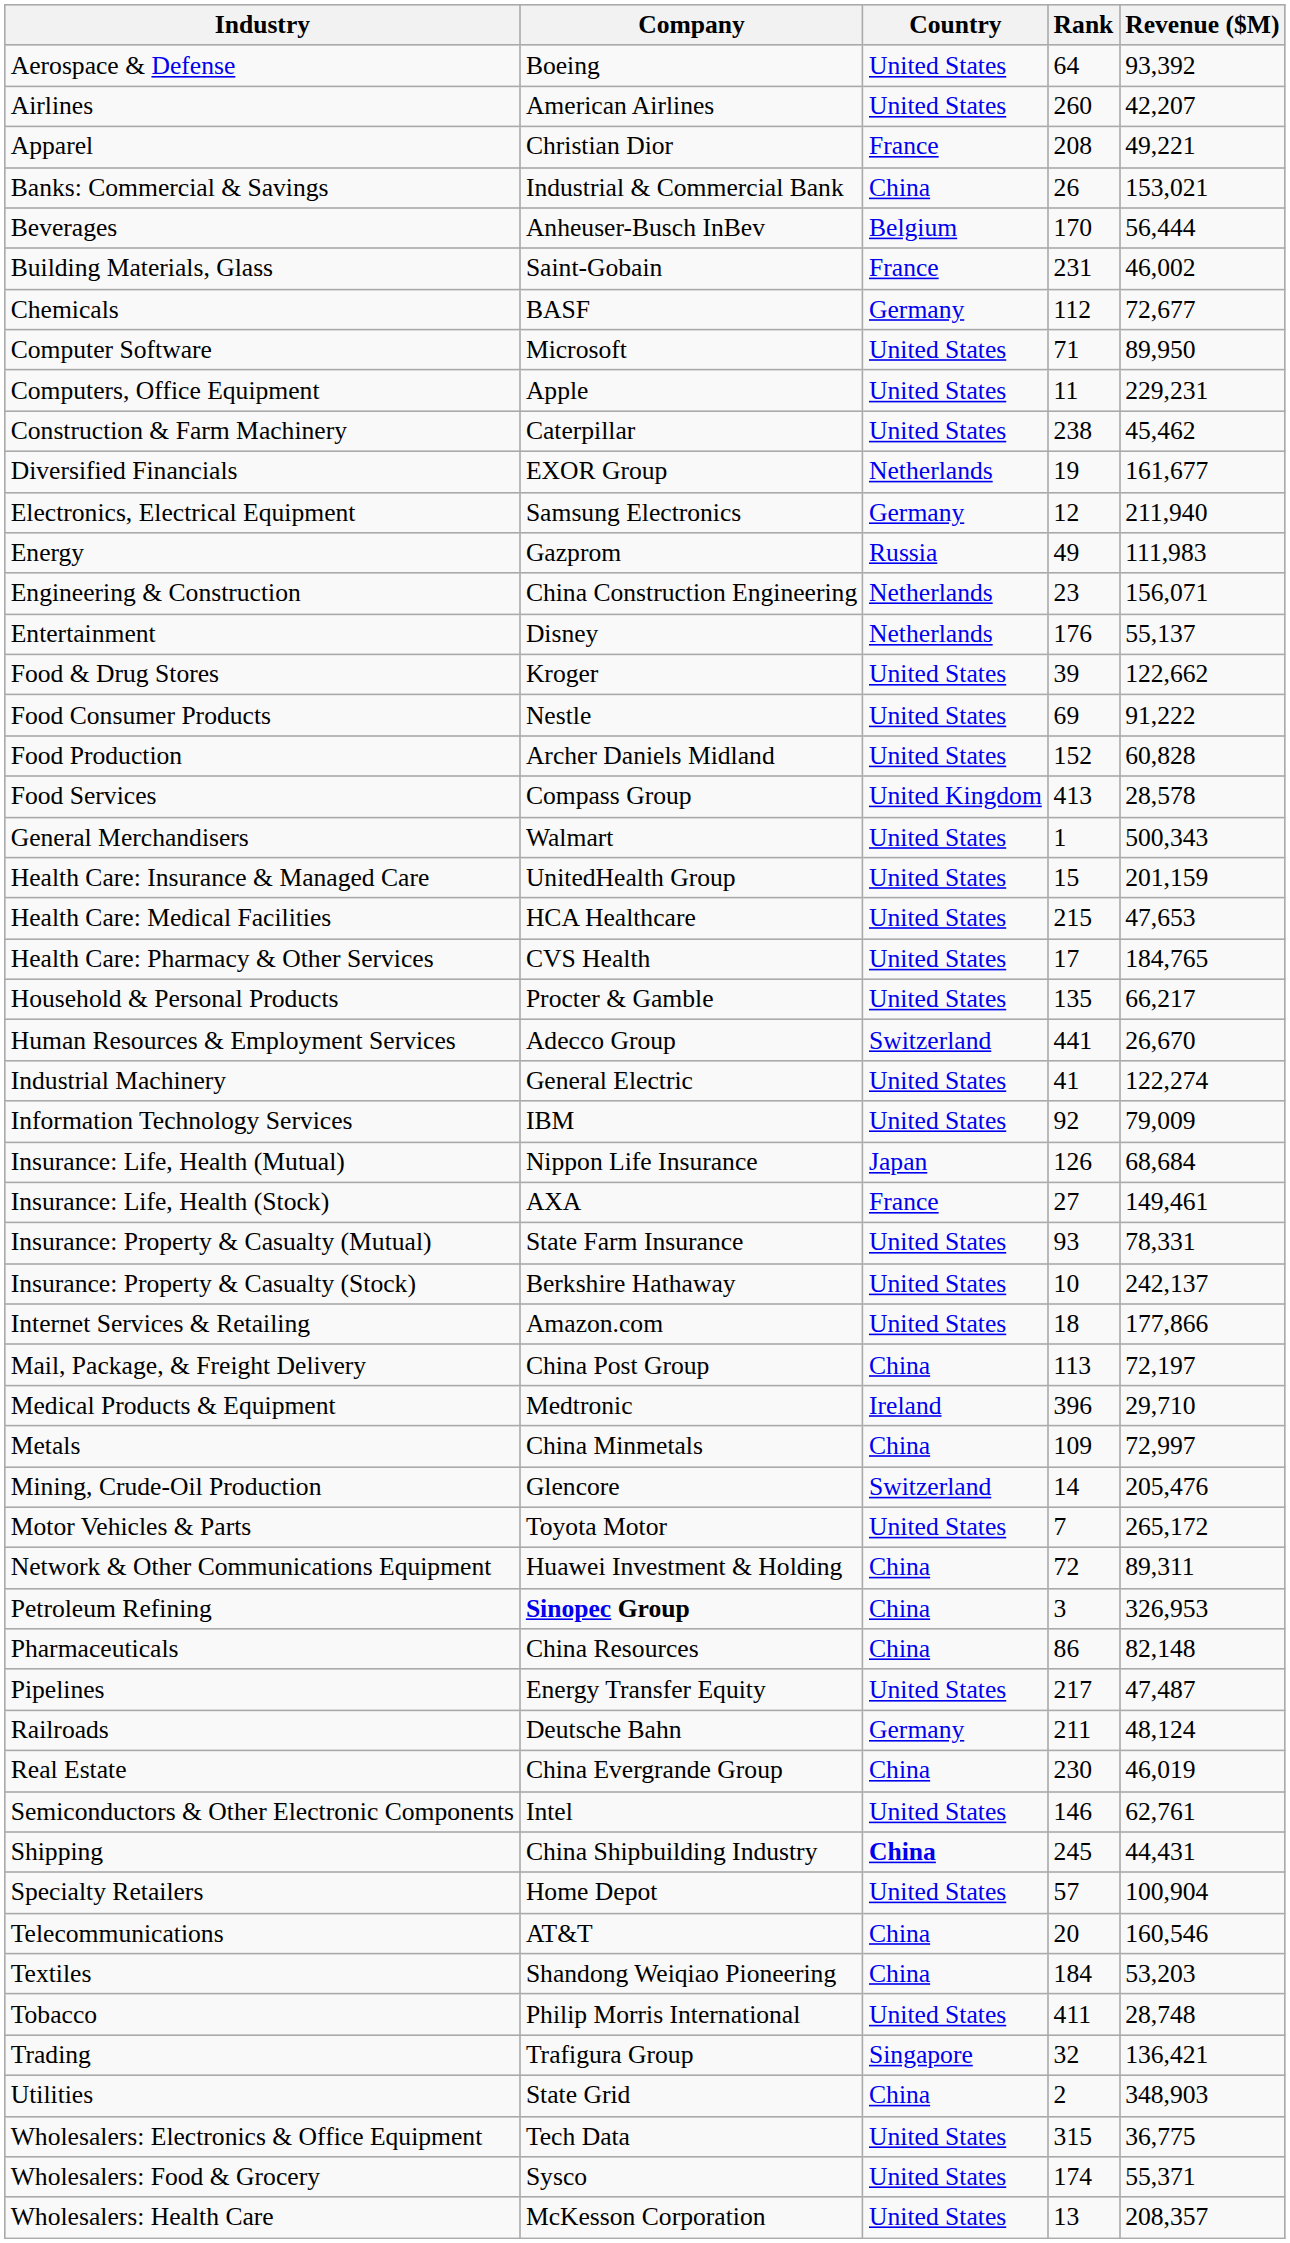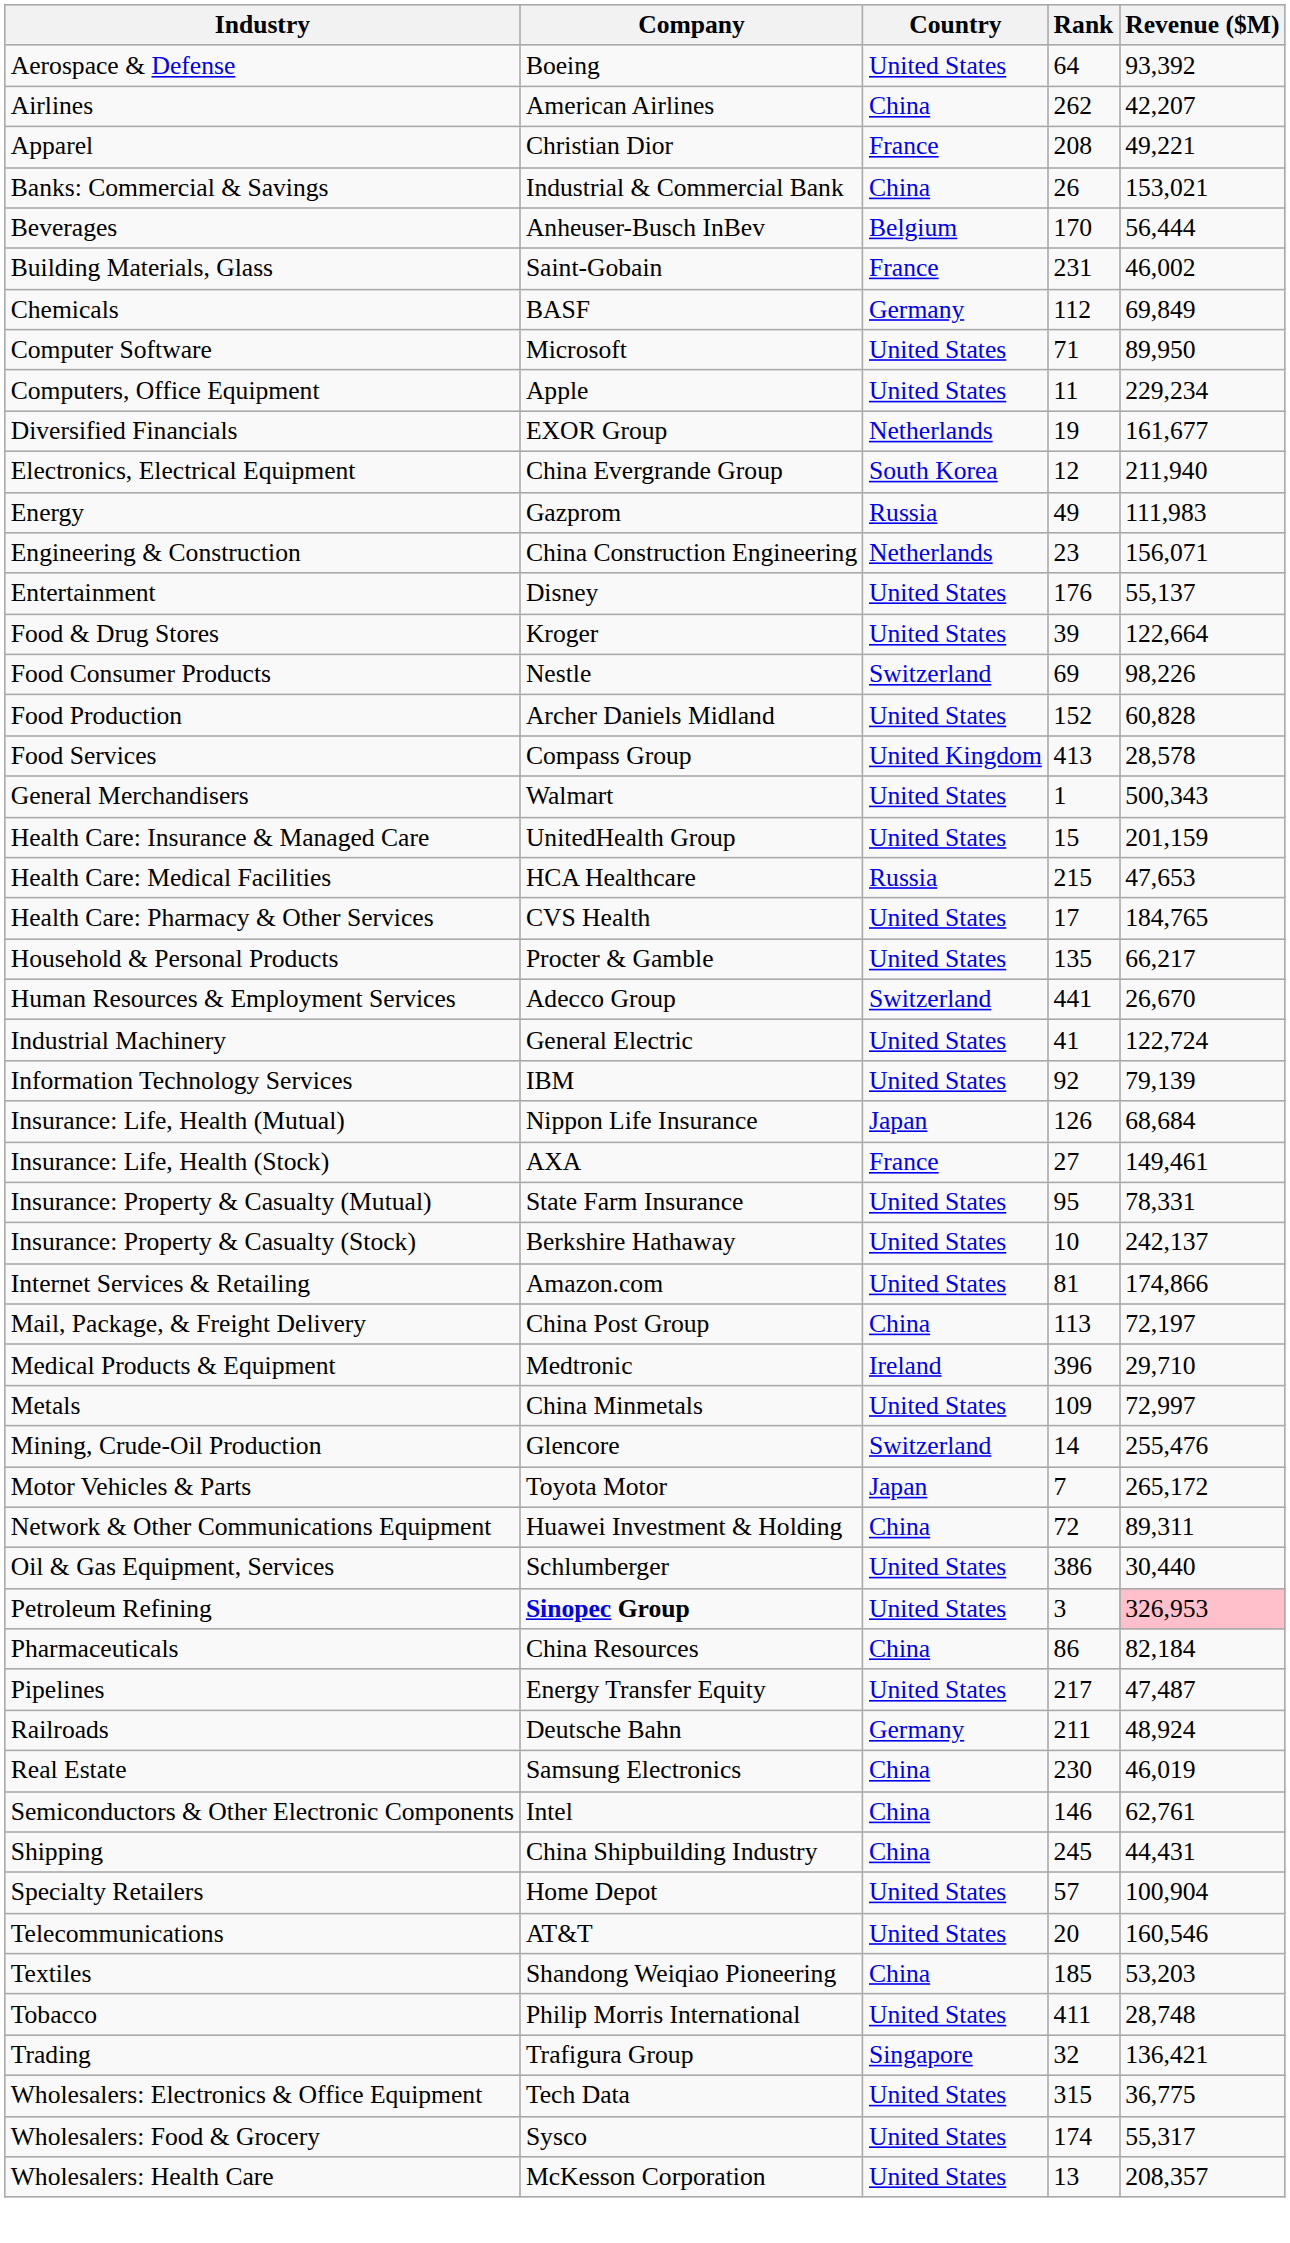(938, 106) United States -> (900, 106) China
(1073, 106) 260 -> (1073, 106) 262
(1160, 308) 72,677 -> (1160, 308) 69,849
(1167, 390) 229,231 -> (1167, 390) 229,234
- row: (179, 430)
(634, 512) Samsung Electronics -> (654, 471) China Evergrande Group
(917, 512) Germany -> (933, 471) South Korea
(931, 633) Netherlands -> (938, 593) United States
(1167, 674) 122,662 -> (1167, 633) 122,664
(938, 715) United States -> (930, 674) Switzerland
(1160, 715) 91,222 -> (1160, 674) 98,226
(938, 918) United States -> (903, 877) Russia
(1167, 1080) 122,274 -> (1167, 1039) 122,724
(1160, 1120) 79,009 -> (1160, 1080) 79,139
(1066, 1242) 93 -> (1066, 1202) 95
(1066, 1324) 18 -> (1066, 1283) 81
(1167, 1324) 177,866 -> (1167, 1283) 174,866
(900, 1445) China -> (938, 1405) United States
(1167, 1486) 205,476 -> (1167, 1445) 255,476
(938, 1526) United States -> (898, 1486) Japan
+ row: (172, 1567)
(900, 1608) China -> (938, 1608) United States
(1167, 1608) no background -> (1167, 1608) pink background
(1160, 1648) 82,148 -> (1160, 1648) 82,184
(1160, 1730) 48,124 -> (1160, 1730) 48,924
(654, 1770) China Evergrande Group -> (634, 1770) Samsung Electronics
(938, 1811) United States -> (900, 1811) China
(902, 1851) bold -> (900, 1851) normal
(900, 1932) China -> (938, 1932) United States
(1073, 1973) 184 -> (1073, 1973) 185
- row: (52, 2095)
(1160, 2176) 55,371 -> (1160, 2136) 55,317
